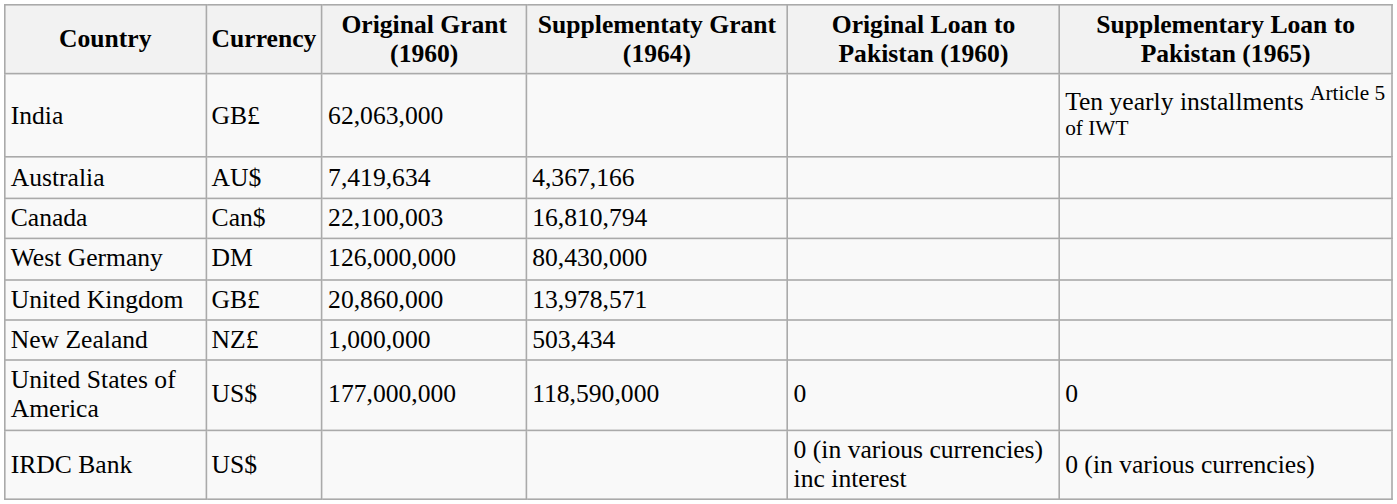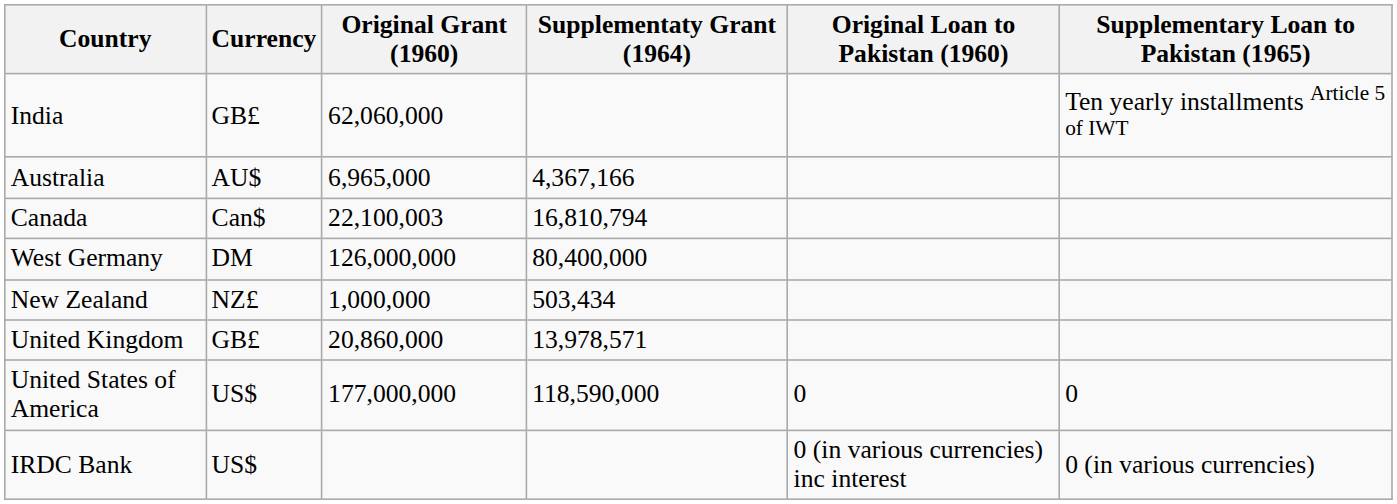(386, 115) 62,063,000 -> (386, 115) 62,060,000
(379, 177) 7,419,634 -> (379, 177) 6,965,000
(590, 258) 80,430,000 -> (590, 258) 80,400,000
rows swapped: (79, 339) <-> (97, 299)
